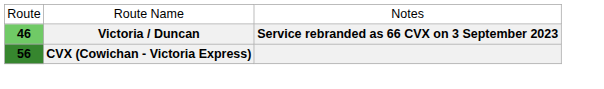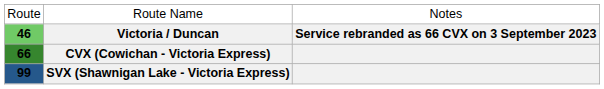(24, 53) 56 -> (24, 53) 66
+ row: (168, 73)
